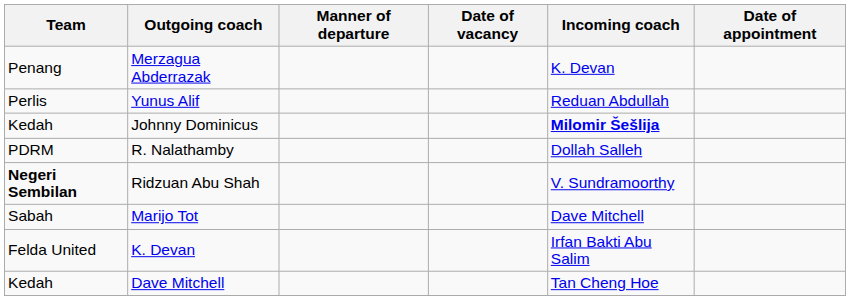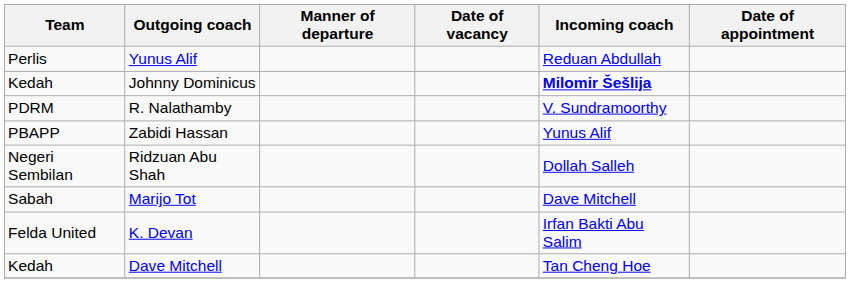- row: (171, 67)
(597, 150) Dollah Salleh -> (605, 108) V. Sundramoorthy
+ row: (178, 132)
(43, 183) bold -> (40, 166) normal
(613, 183) V. Sundramoorthy -> (589, 166) Dollah Salleh
